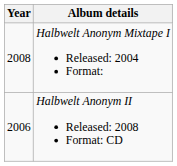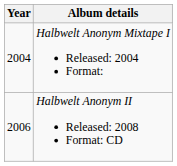(19, 57) 2008 -> (19, 57) 2004
